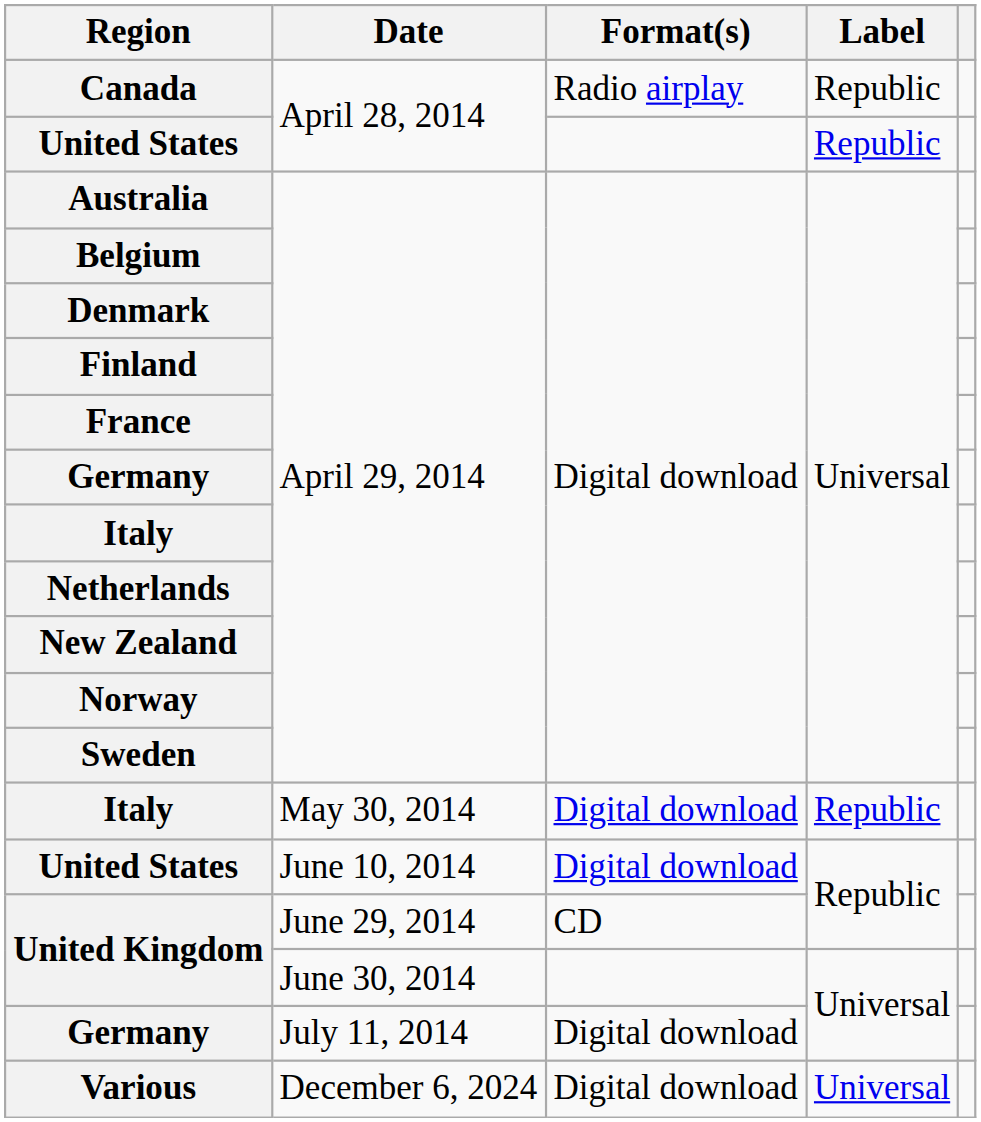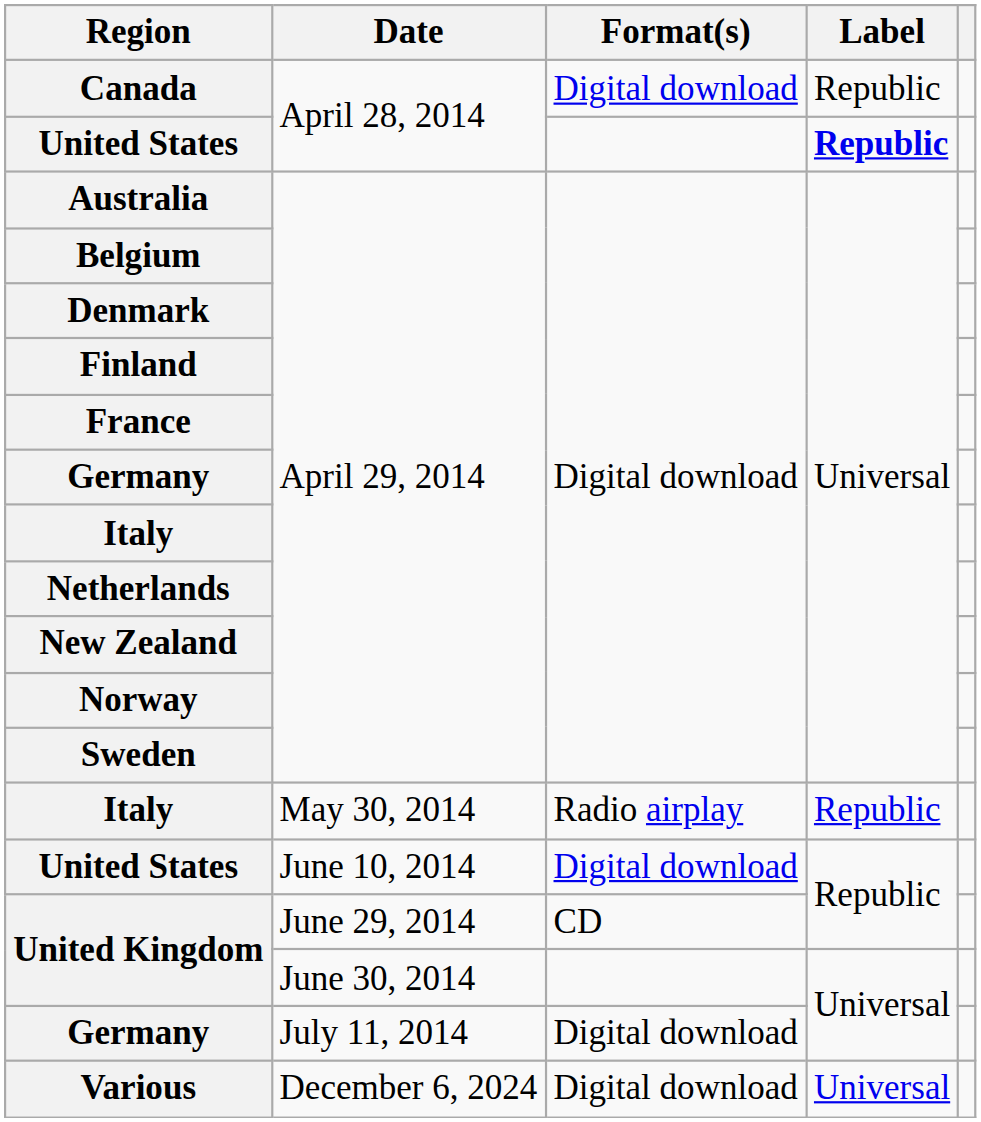(648, 87) Radio airplay -> (676, 87) Digital download
(877, 143) normal -> (881, 143) bold
(676, 810) Digital download -> (648, 810) Radio airplay
